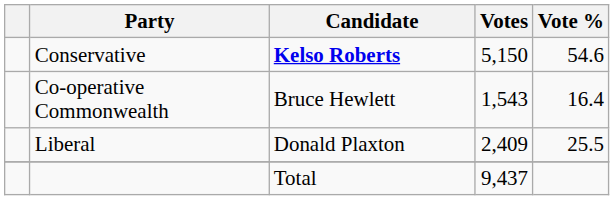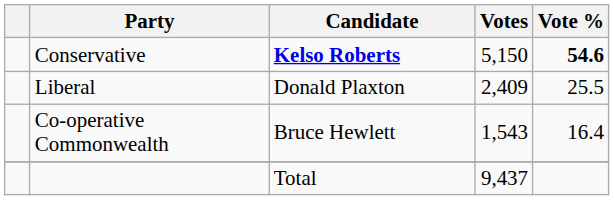(586, 54) normal -> (586, 54) bold
rows swapped: (65, 144) <-> (102, 99)
